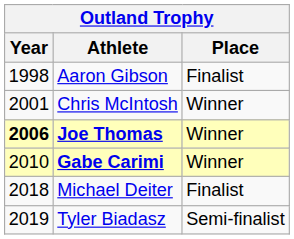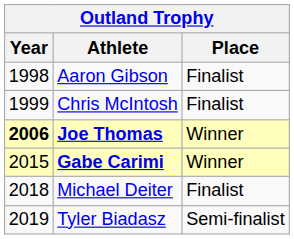(29, 104) 2001 -> (29, 104) 1999
(215, 104) Winner -> (215, 104) Finalist
(29, 162) 2010 -> (29, 162) 2015
